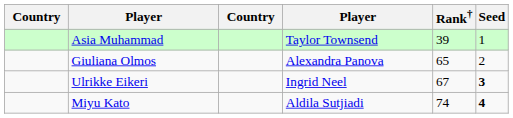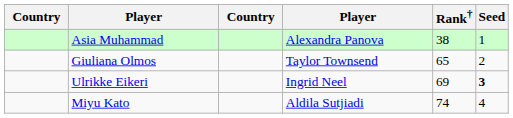(332, 39) Taylor Townsend -> (335, 39) Alexandra Panova
(443, 39) 39 -> (443, 39) 38
(335, 60) Alexandra Panova -> (332, 60) Taylor Townsend
(443, 81) 67 -> (443, 81) 69
(482, 102) bold -> (482, 102) normal
